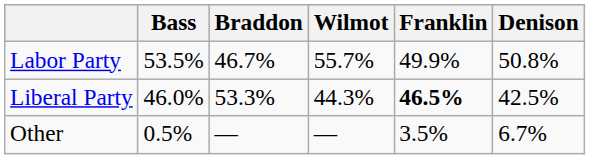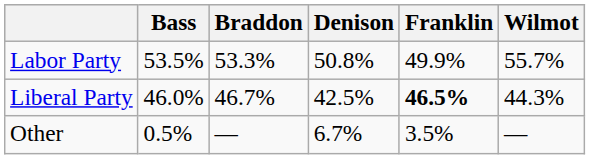columns swapped: (539, 23) <-> (351, 23)
(245, 60) 46.7% -> (245, 60) 53.3%
(245, 97) 53.3% -> (245, 97) 46.7%
